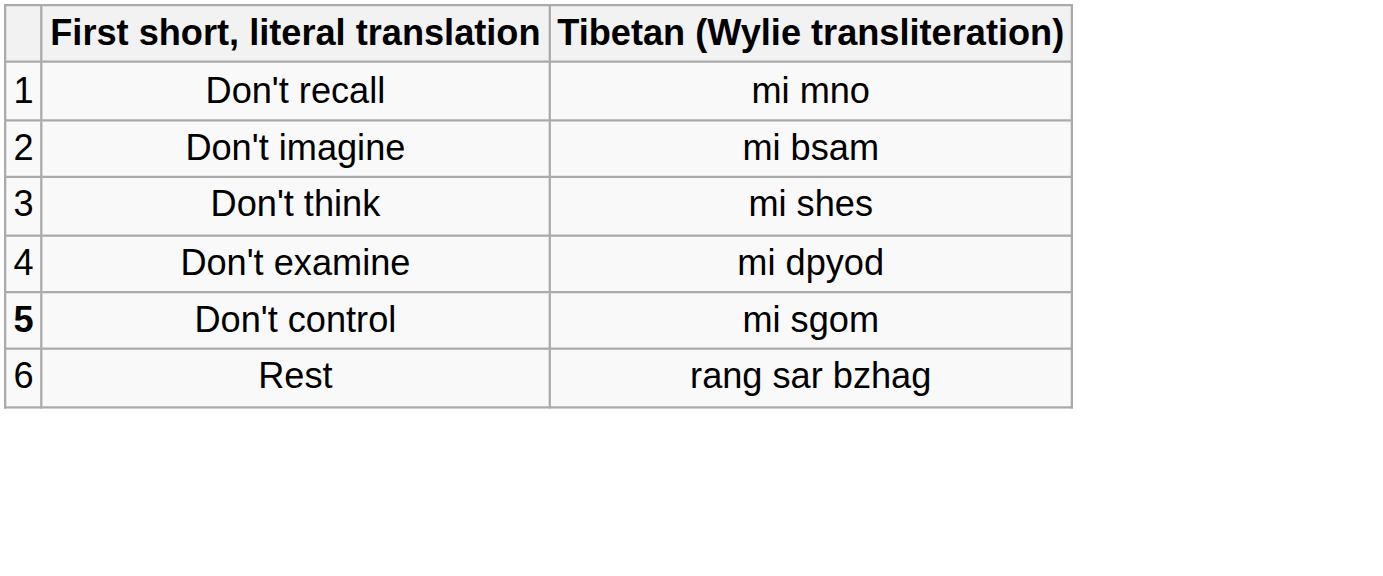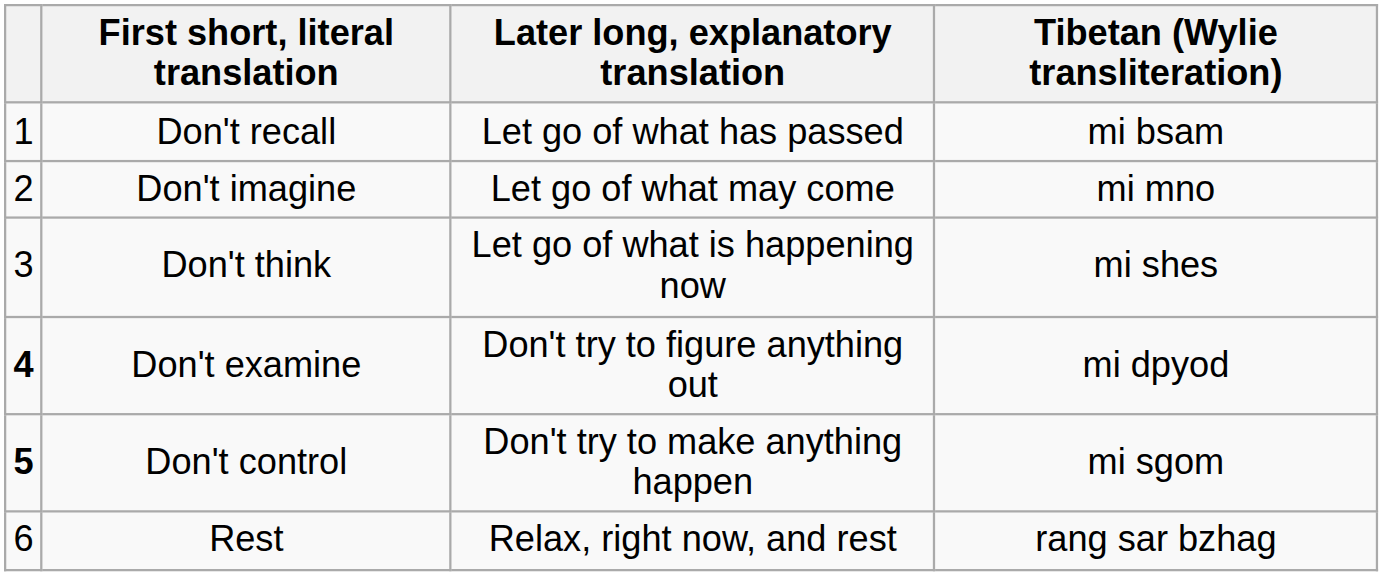+ column: (693, 53)
(811, 90) mi mno -> (1156, 131) mi bsam
(811, 147) mi bsam -> (1156, 188) mi mno
(24, 262) normal -> (24, 364) bold
